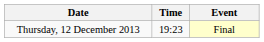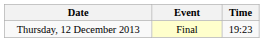columns swapped: (171, 12) <-> (224, 12)
